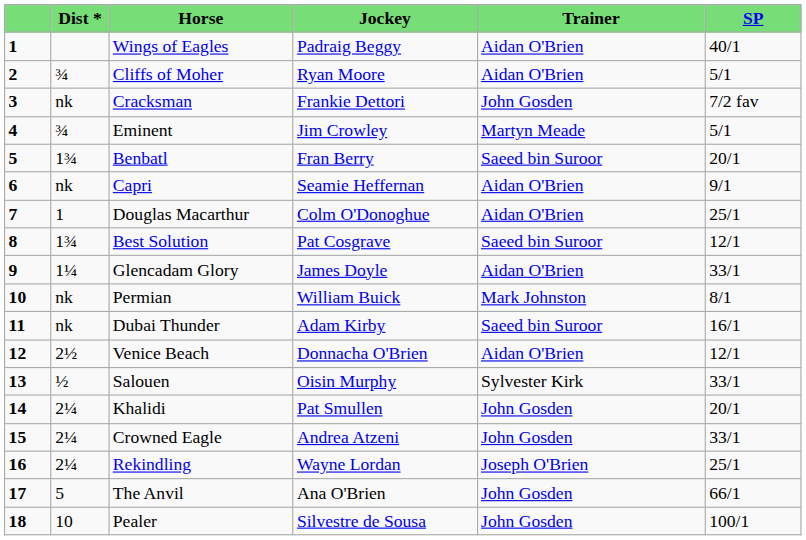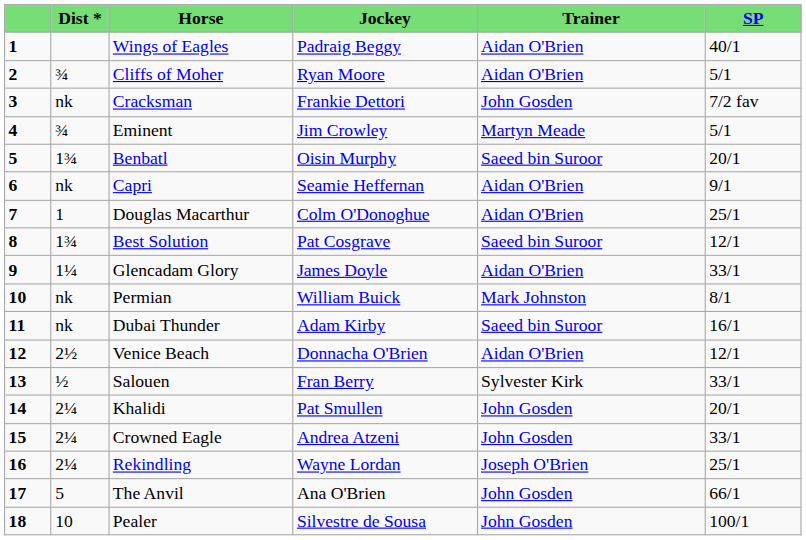(335, 158) Fran Berry -> (347, 158) Oisin Murphy
(347, 381) Oisin Murphy -> (335, 381) Fran Berry
